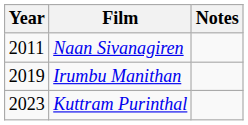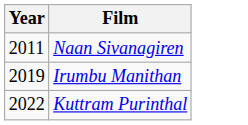- column: (217, 18)
(27, 104) 2023 -> (27, 104) 2022
